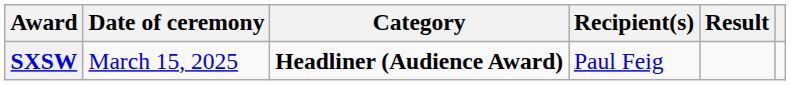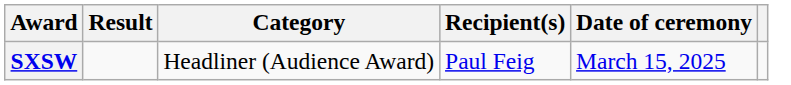columns swapped: (176, 23) <-> (737, 23)
(419, 60) bold -> (299, 60) normal
